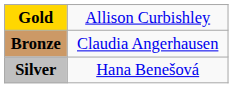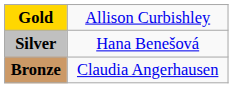rows swapped: (36, 69) <-> (36, 43)
